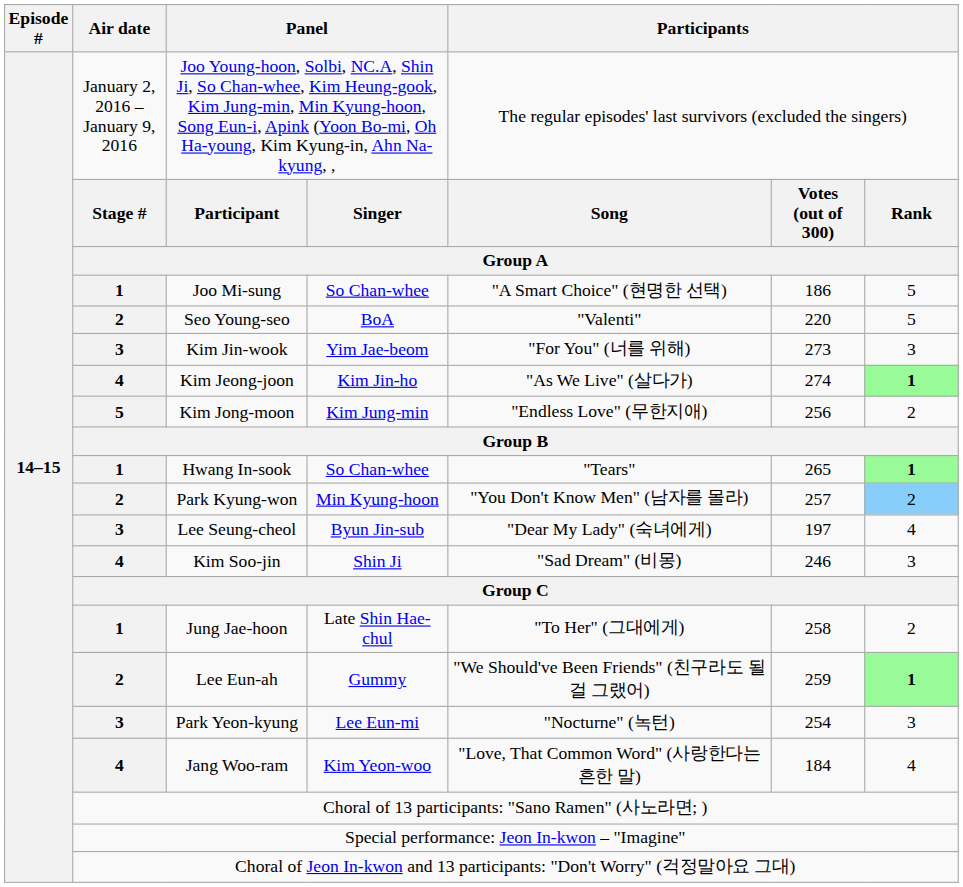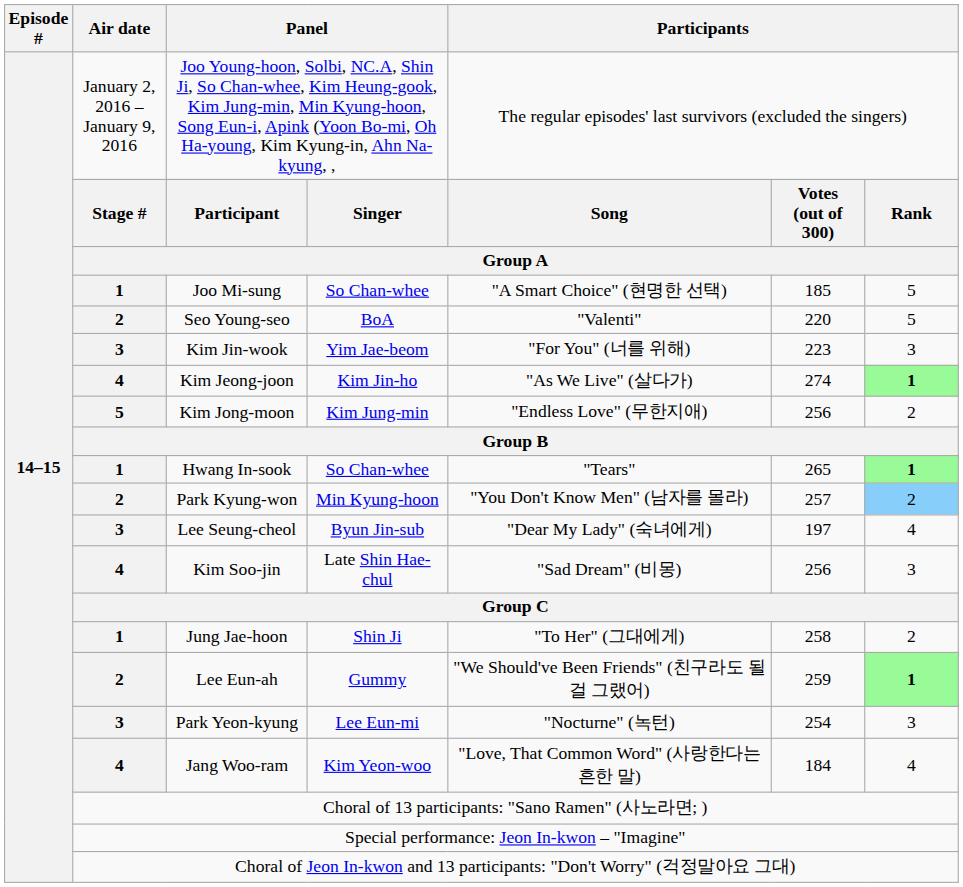(818, 290) 186 -> (818, 290) 185
(818, 349) 273 -> (818, 349) 223
(377, 561) Shin Ji -> (377, 569) Late Shin Hae-chul
(818, 561) 246 -> (818, 569) 256
(377, 628) Late Shin Hae-chul -> (377, 636) Shin Ji
